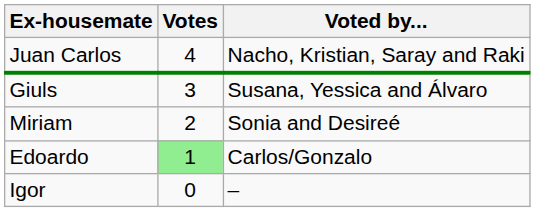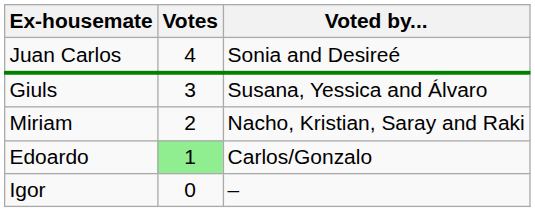(376, 54) Nacho, Kristian, Saray and Raki -> (314, 54) Sonia and Desireé
(314, 123) Sonia and Desireé -> (376, 123) Nacho, Kristian, Saray and Raki
